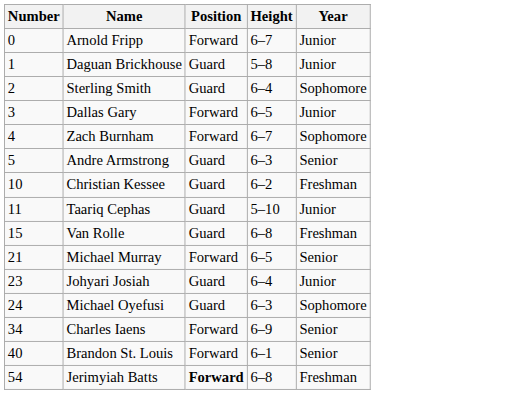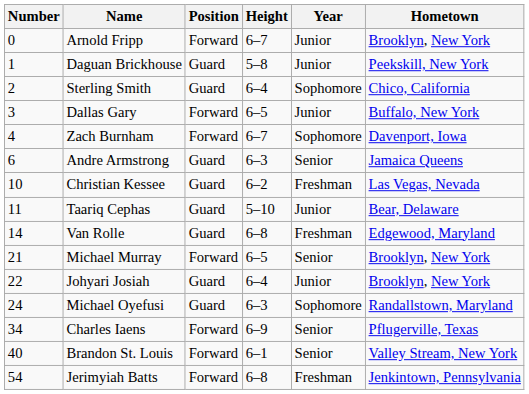+ column: (445, 16)
(12, 161) 5 -> (12, 161) 6
(15, 233) 15 -> (15, 233) 14
(15, 281) 23 -> (15, 281) 22
(216, 377) bold -> (213, 377) normal
